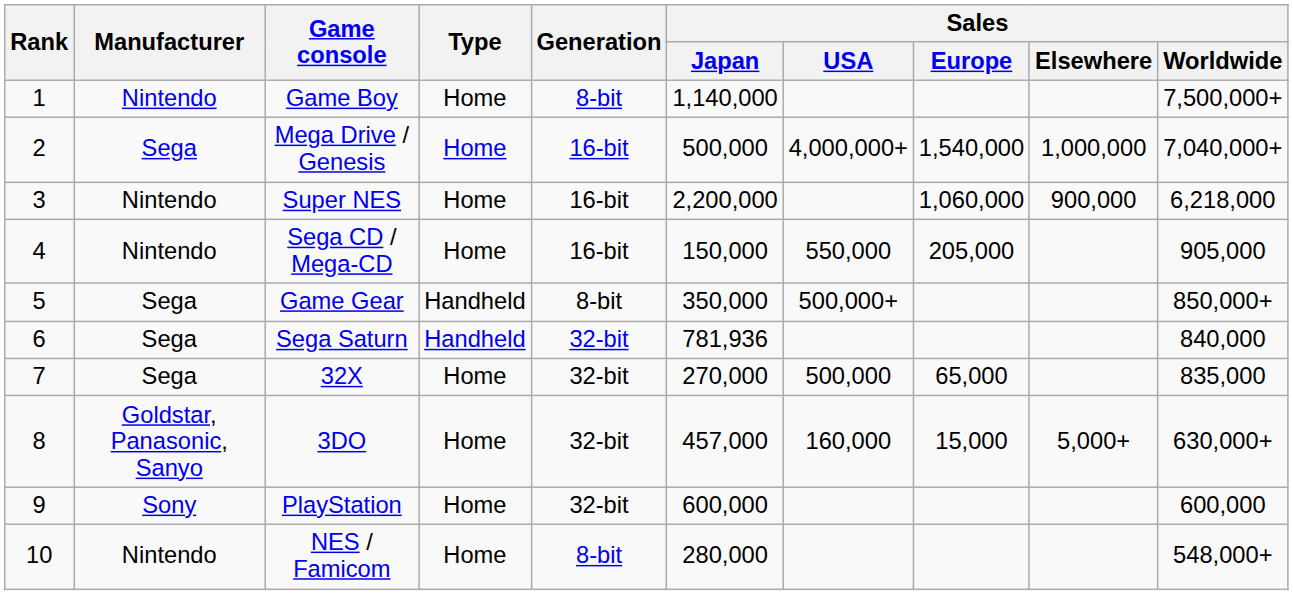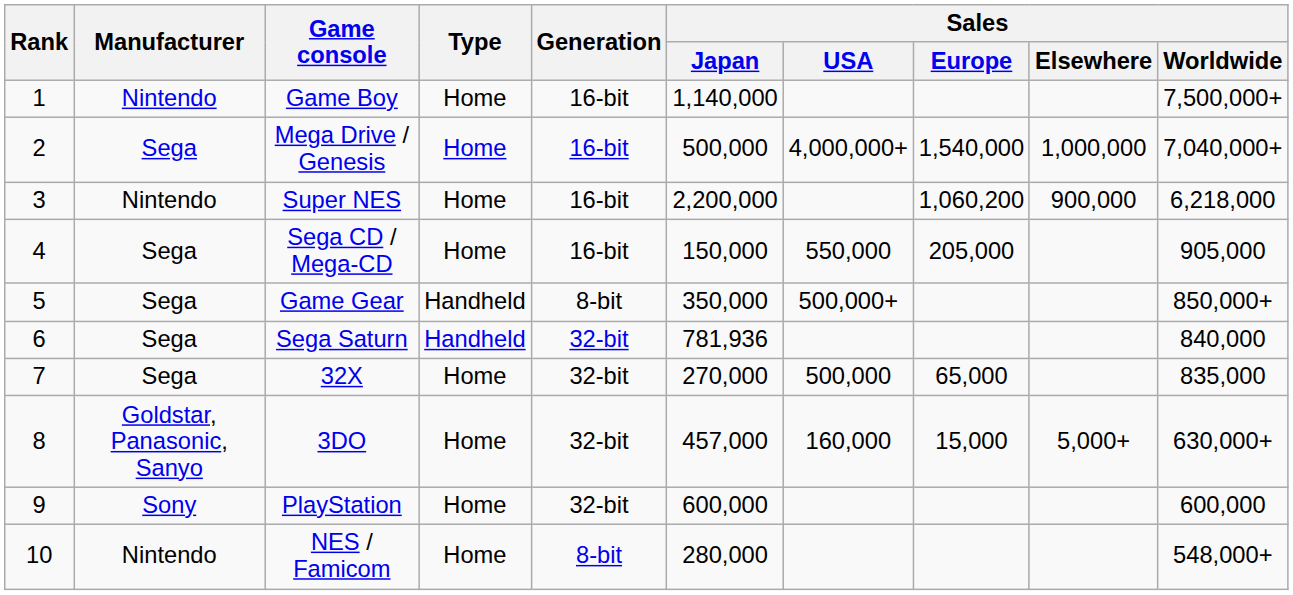(599, 98) 8-bit -> (599, 98) 16-bit
(971, 200) 1,060,000 -> (971, 200) 1,060,200
(169, 251) Nintendo -> (169, 251) Sega
